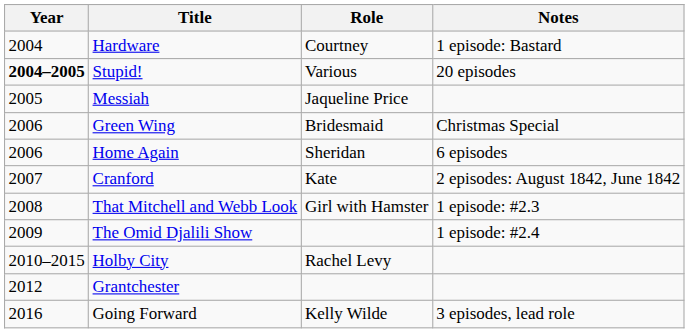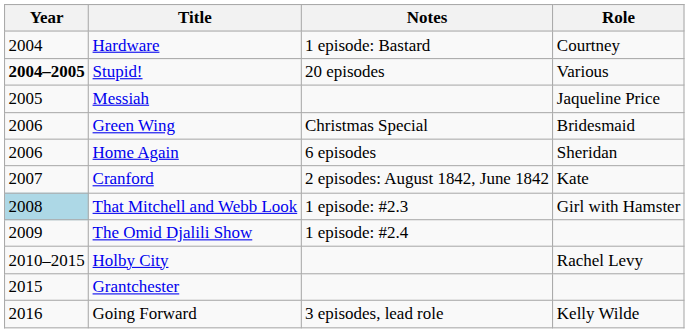columns swapped: (367, 17) <-> (558, 17)
(25, 206) no background -> (25, 206) lightblue background
(25, 286) 2012 -> (25, 286) 2015
